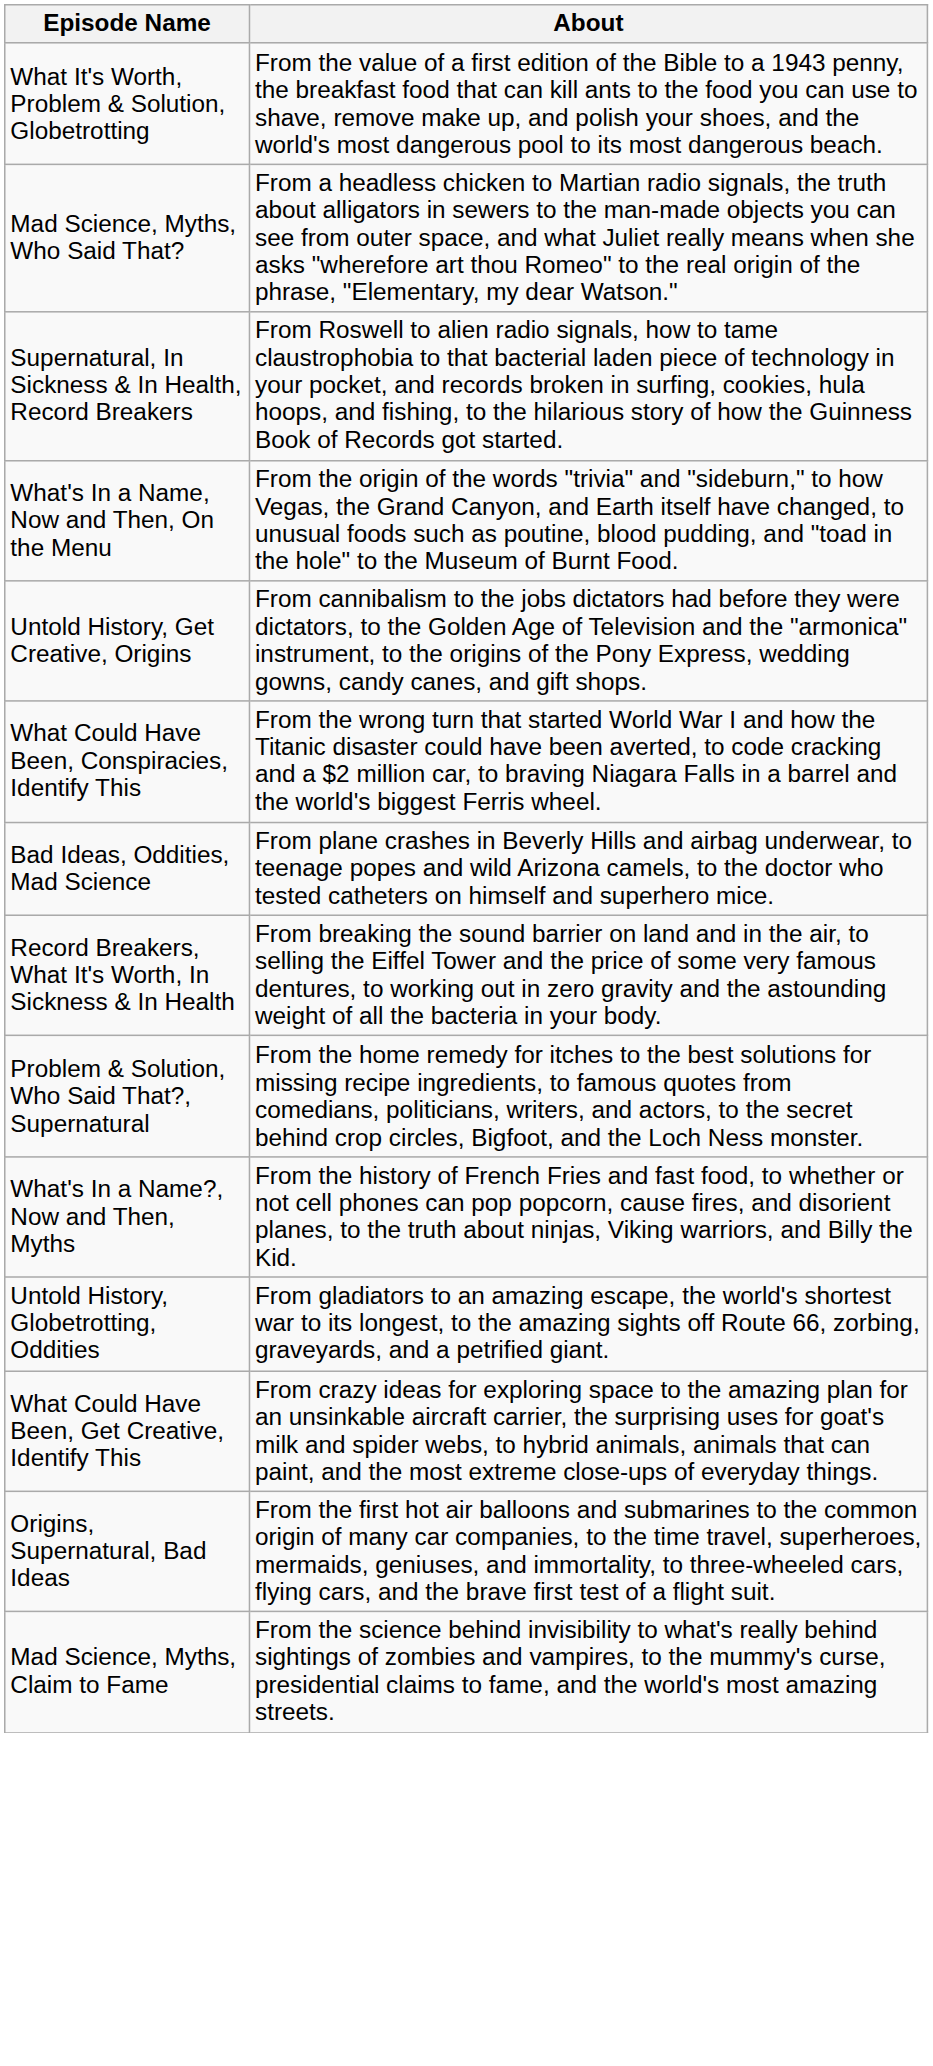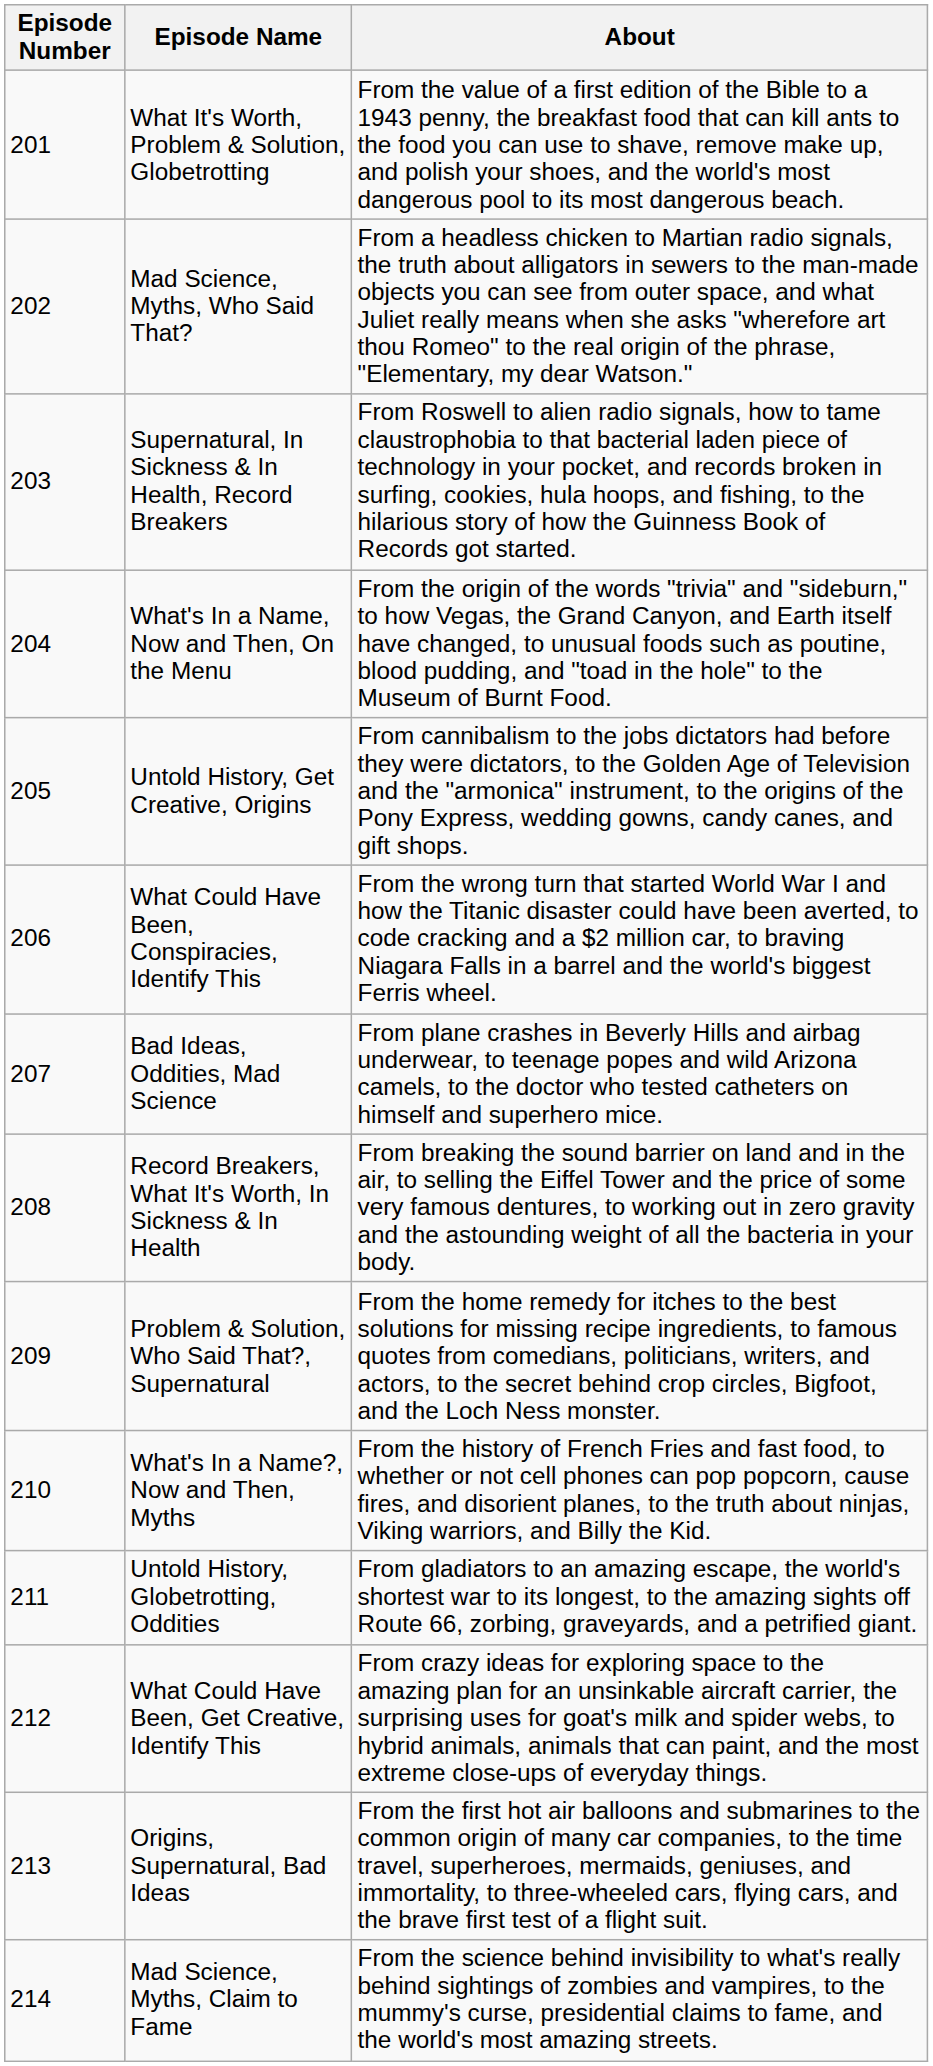+ column: (65, 37)
